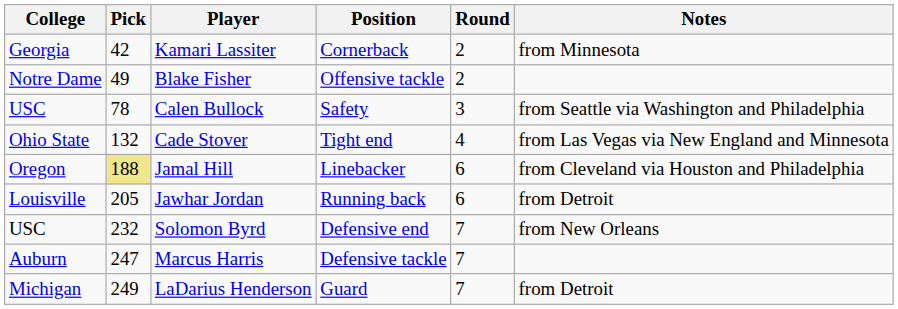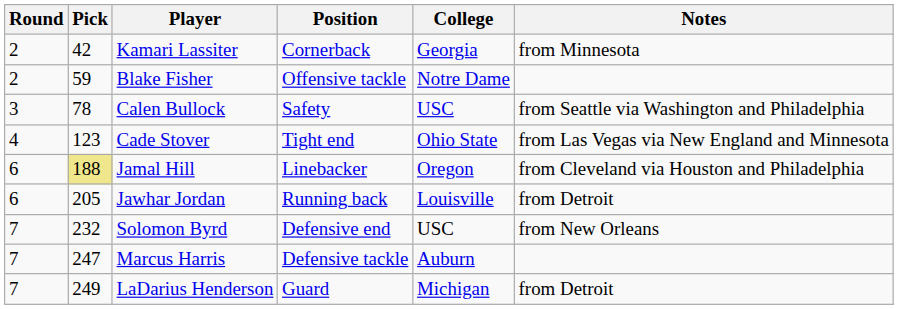columns swapped: (483, 19) <-> (55, 19)
(120, 79) 49 -> (82, 79) 59
(125, 139) 132 -> (86, 139) 123
